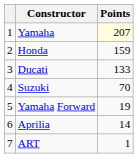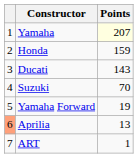(122, 69) 133 -> (122, 69) 143
(10, 125) no background -> (10, 125) lightsalmon background
(125, 125) 14 -> (125, 125) 13
